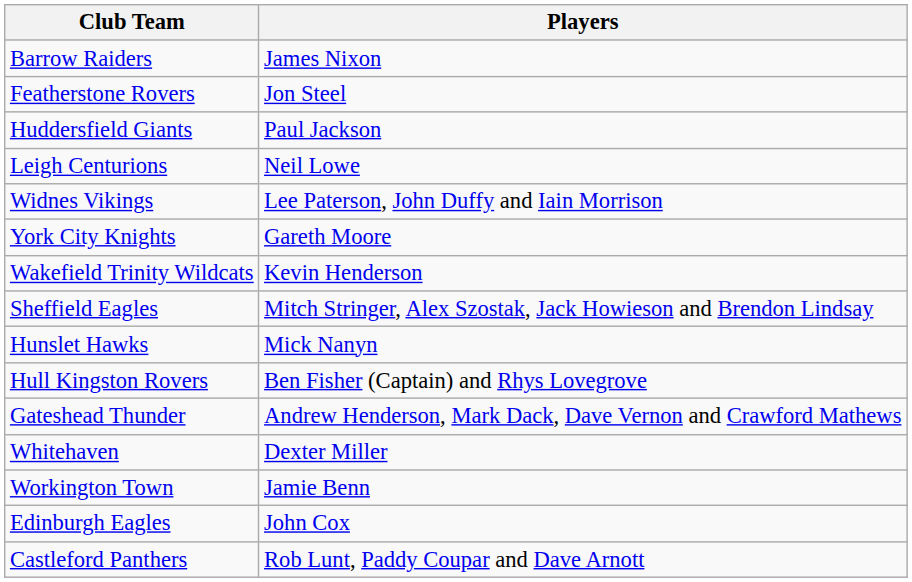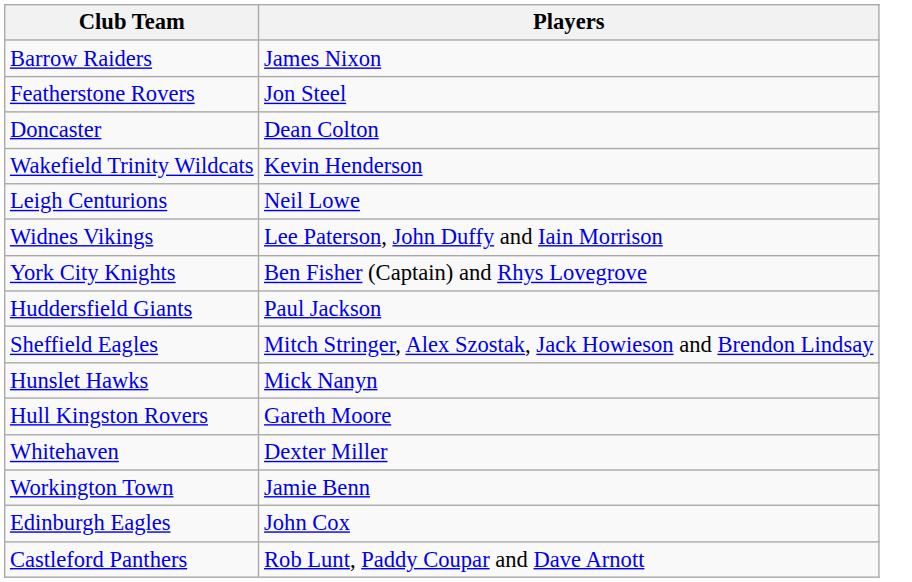+ row: (56, 129)
rows swapped: (132, 272) <-> (101, 129)
(328, 237) Gareth Moore -> (455, 272) Ben Fisher (Captain) and Rhys Lovegrove
(455, 380) Ben Fisher (Captain) and Rhys Lovegrove -> (328, 415) Gareth Moore
- row: (98, 415)
